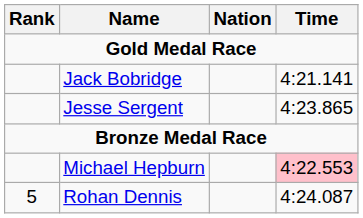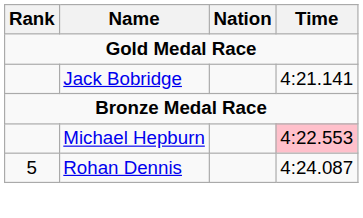- row: (123, 108)
